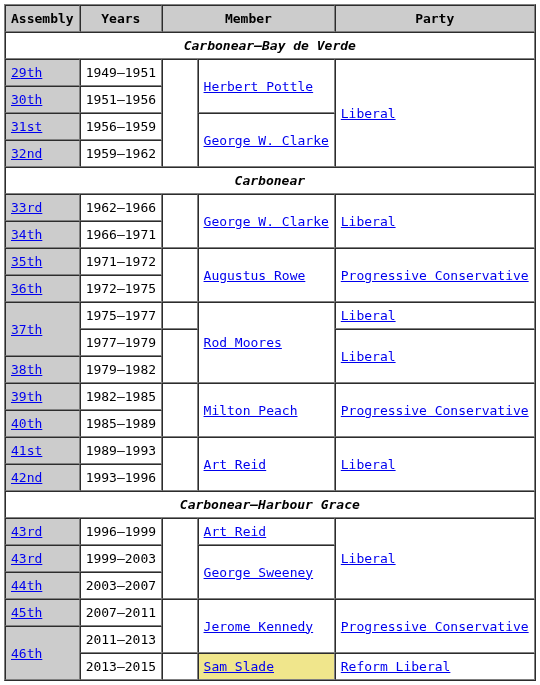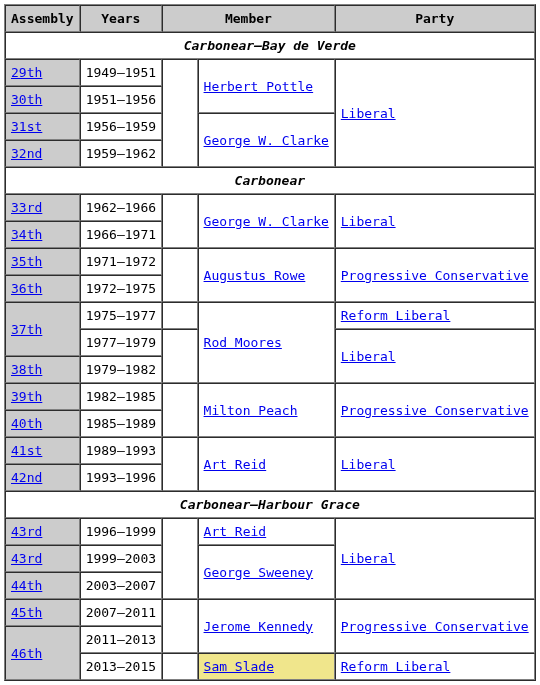(368, 316) Liberal -> (396, 316) Reform Liberal
